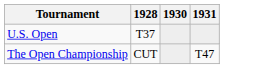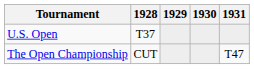+ column: (175, 14)
